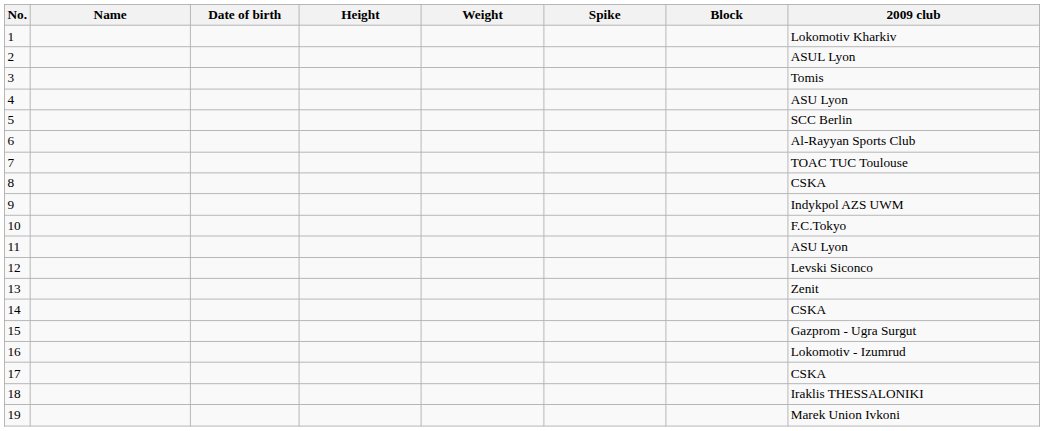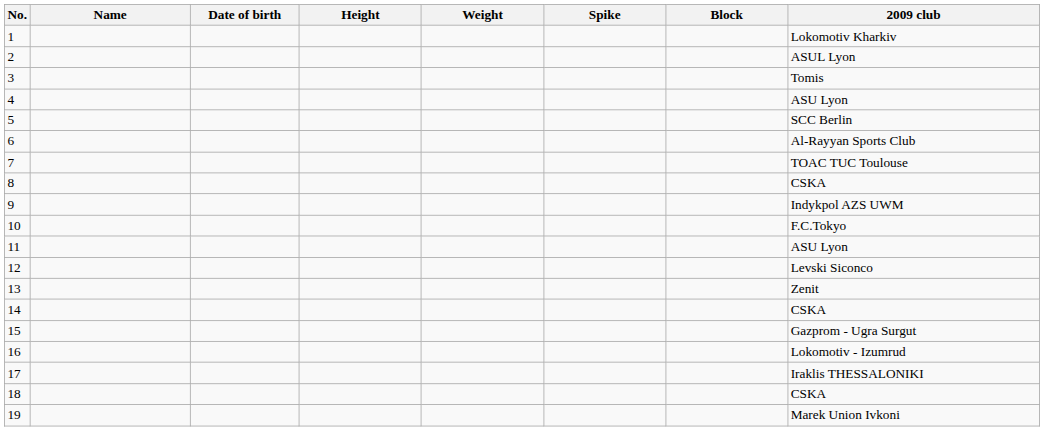(808, 373) CSKA -> (857, 373) Iraklis THESSALONIKI
(857, 394) Iraklis THESSALONIKI -> (808, 394) CSKA
